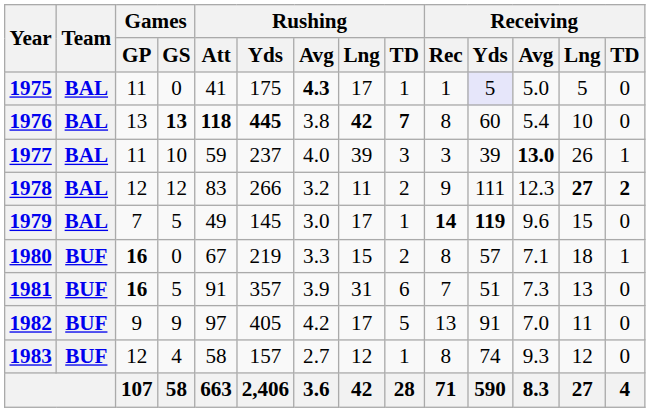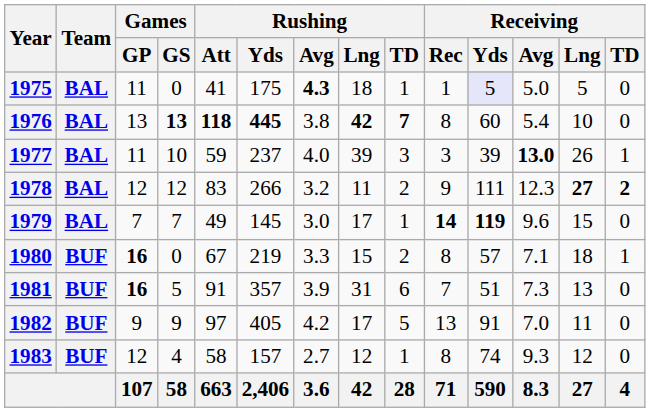(362, 88) 17 -> (362, 88) 18
(176, 222) 5 -> (176, 222) 7
